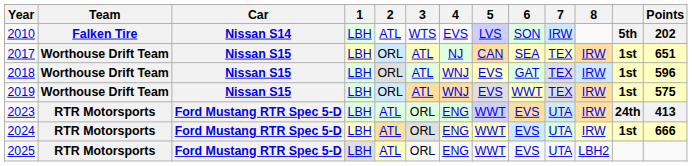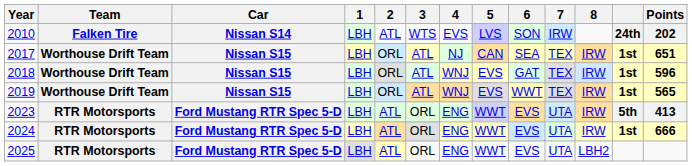(628, 33) 5th -> (628, 33) 24th
(665, 92) 575 -> (665, 92) 565
(628, 111) 24th -> (628, 111) 5th
